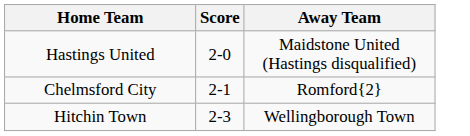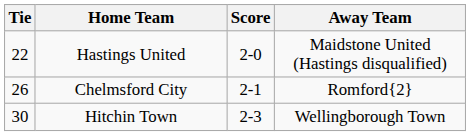+ column: (20, 17)
